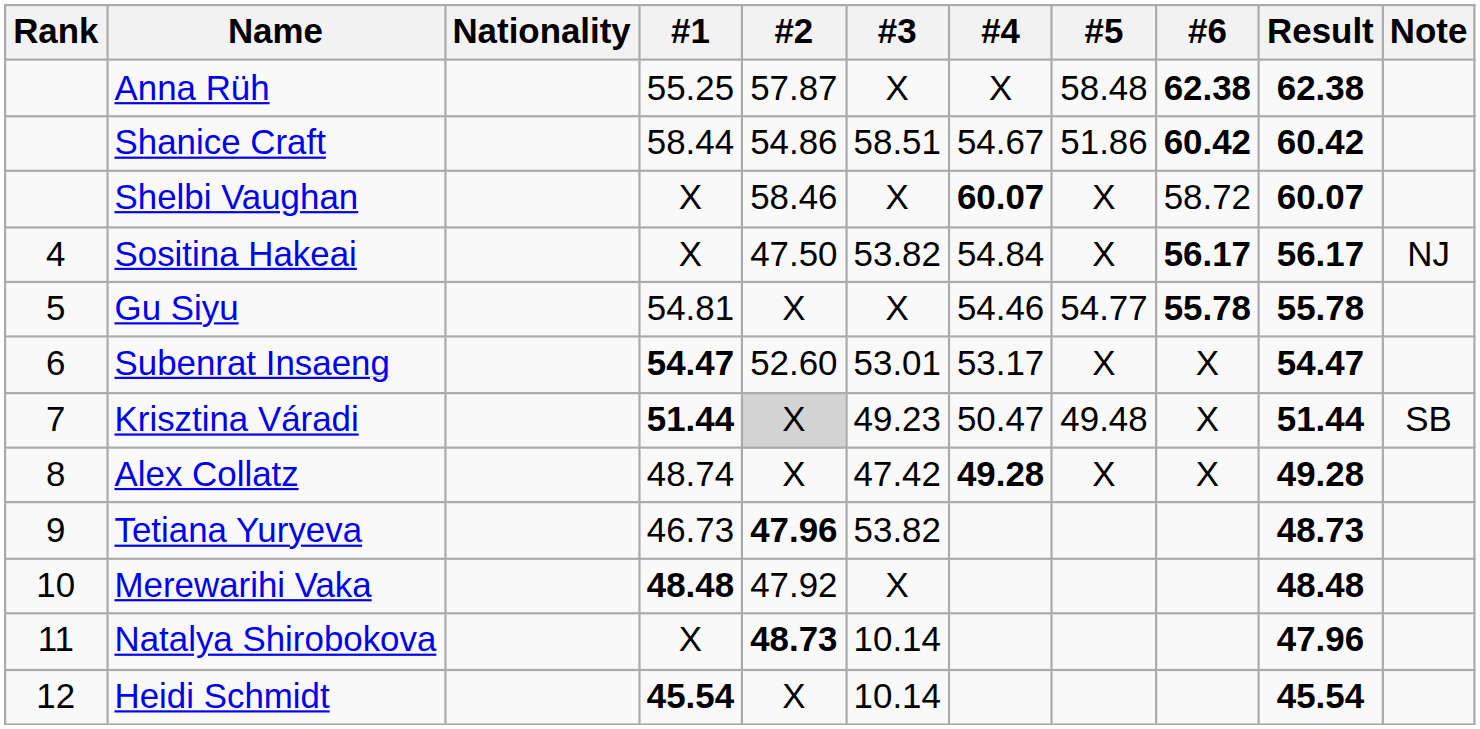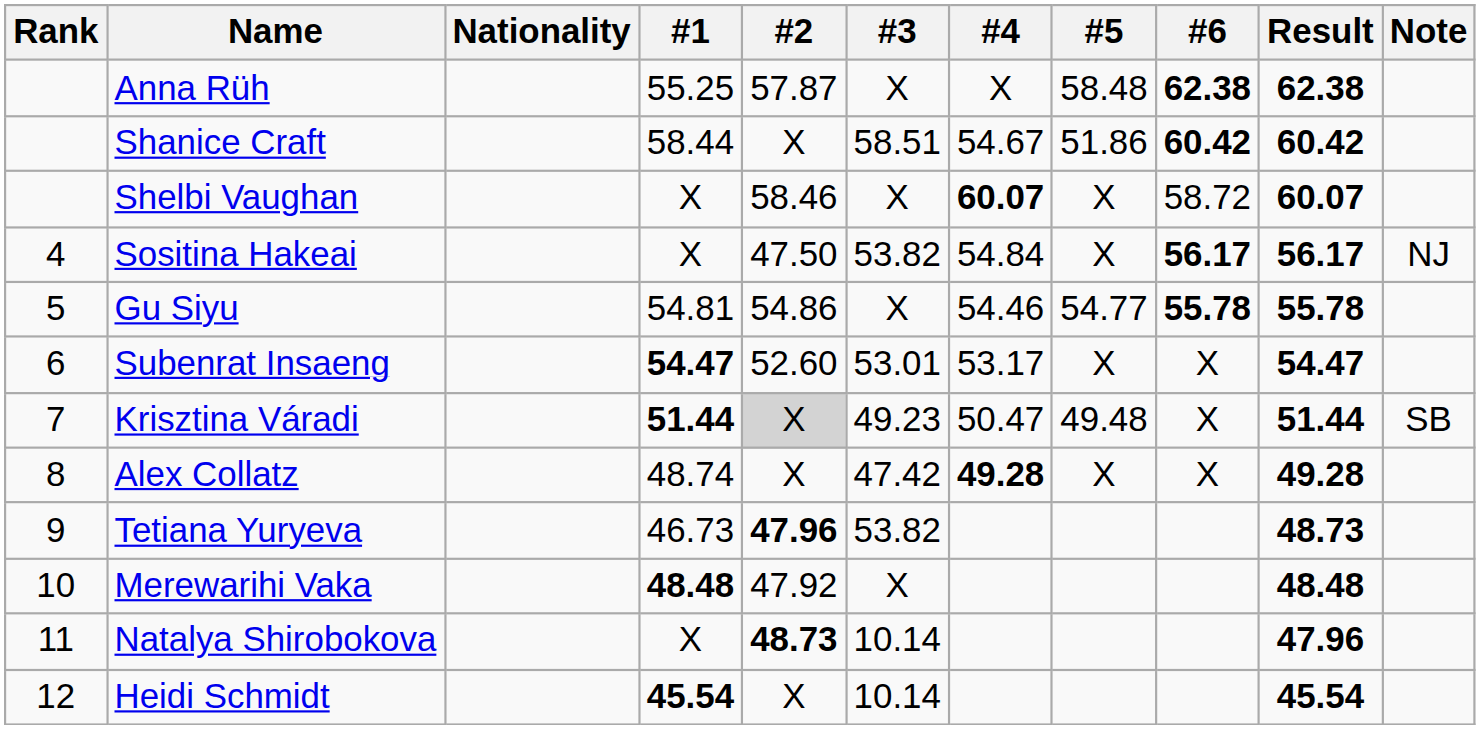(794, 142) 54.86 -> (794, 142) X
(794, 308) X -> (794, 308) 54.86
